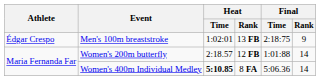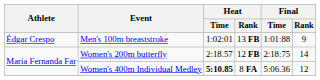(277, 40) 2:18:75 -> (277, 40) 1:01:88
(277, 54) 1:01:88 -> (277, 54) 2:18:75
(304, 69) 14 -> (304, 69) 12
